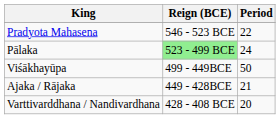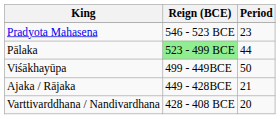(246, 31) 22 -> (246, 31) 23
(246, 50) 24 -> (246, 50) 44
